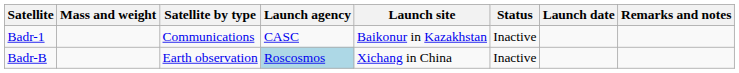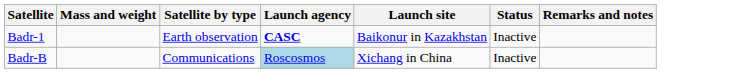- column: (579, 15)
(208, 36) Communications -> (210, 36) Earth observation
(281, 36) normal -> (282, 36) bold
(210, 57) Earth observation -> (208, 57) Communications
